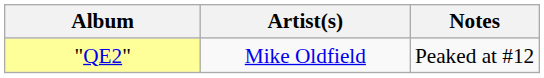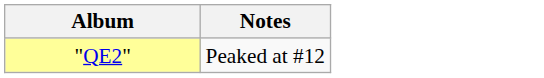- column: (305, 21)
